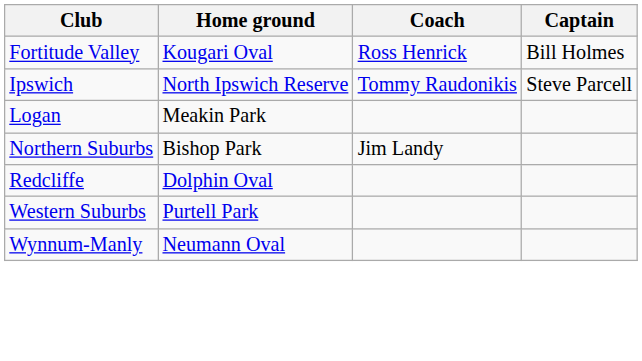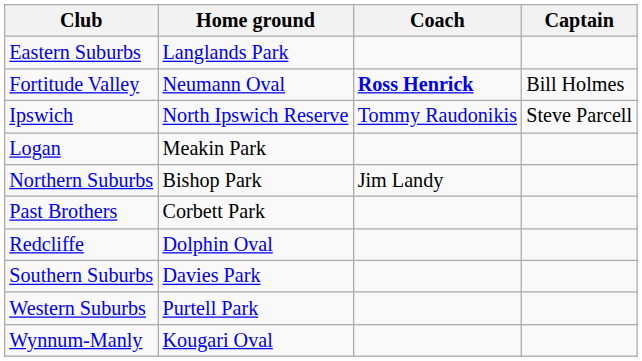+ row: (75, 52)
(218, 52) Kougari Oval -> (224, 84) Neumann Oval
(412, 52) normal -> (416, 84) bold
+ row: (63, 212)
+ row: (81, 276)
(224, 244) Neumann Oval -> (218, 340) Kougari Oval
